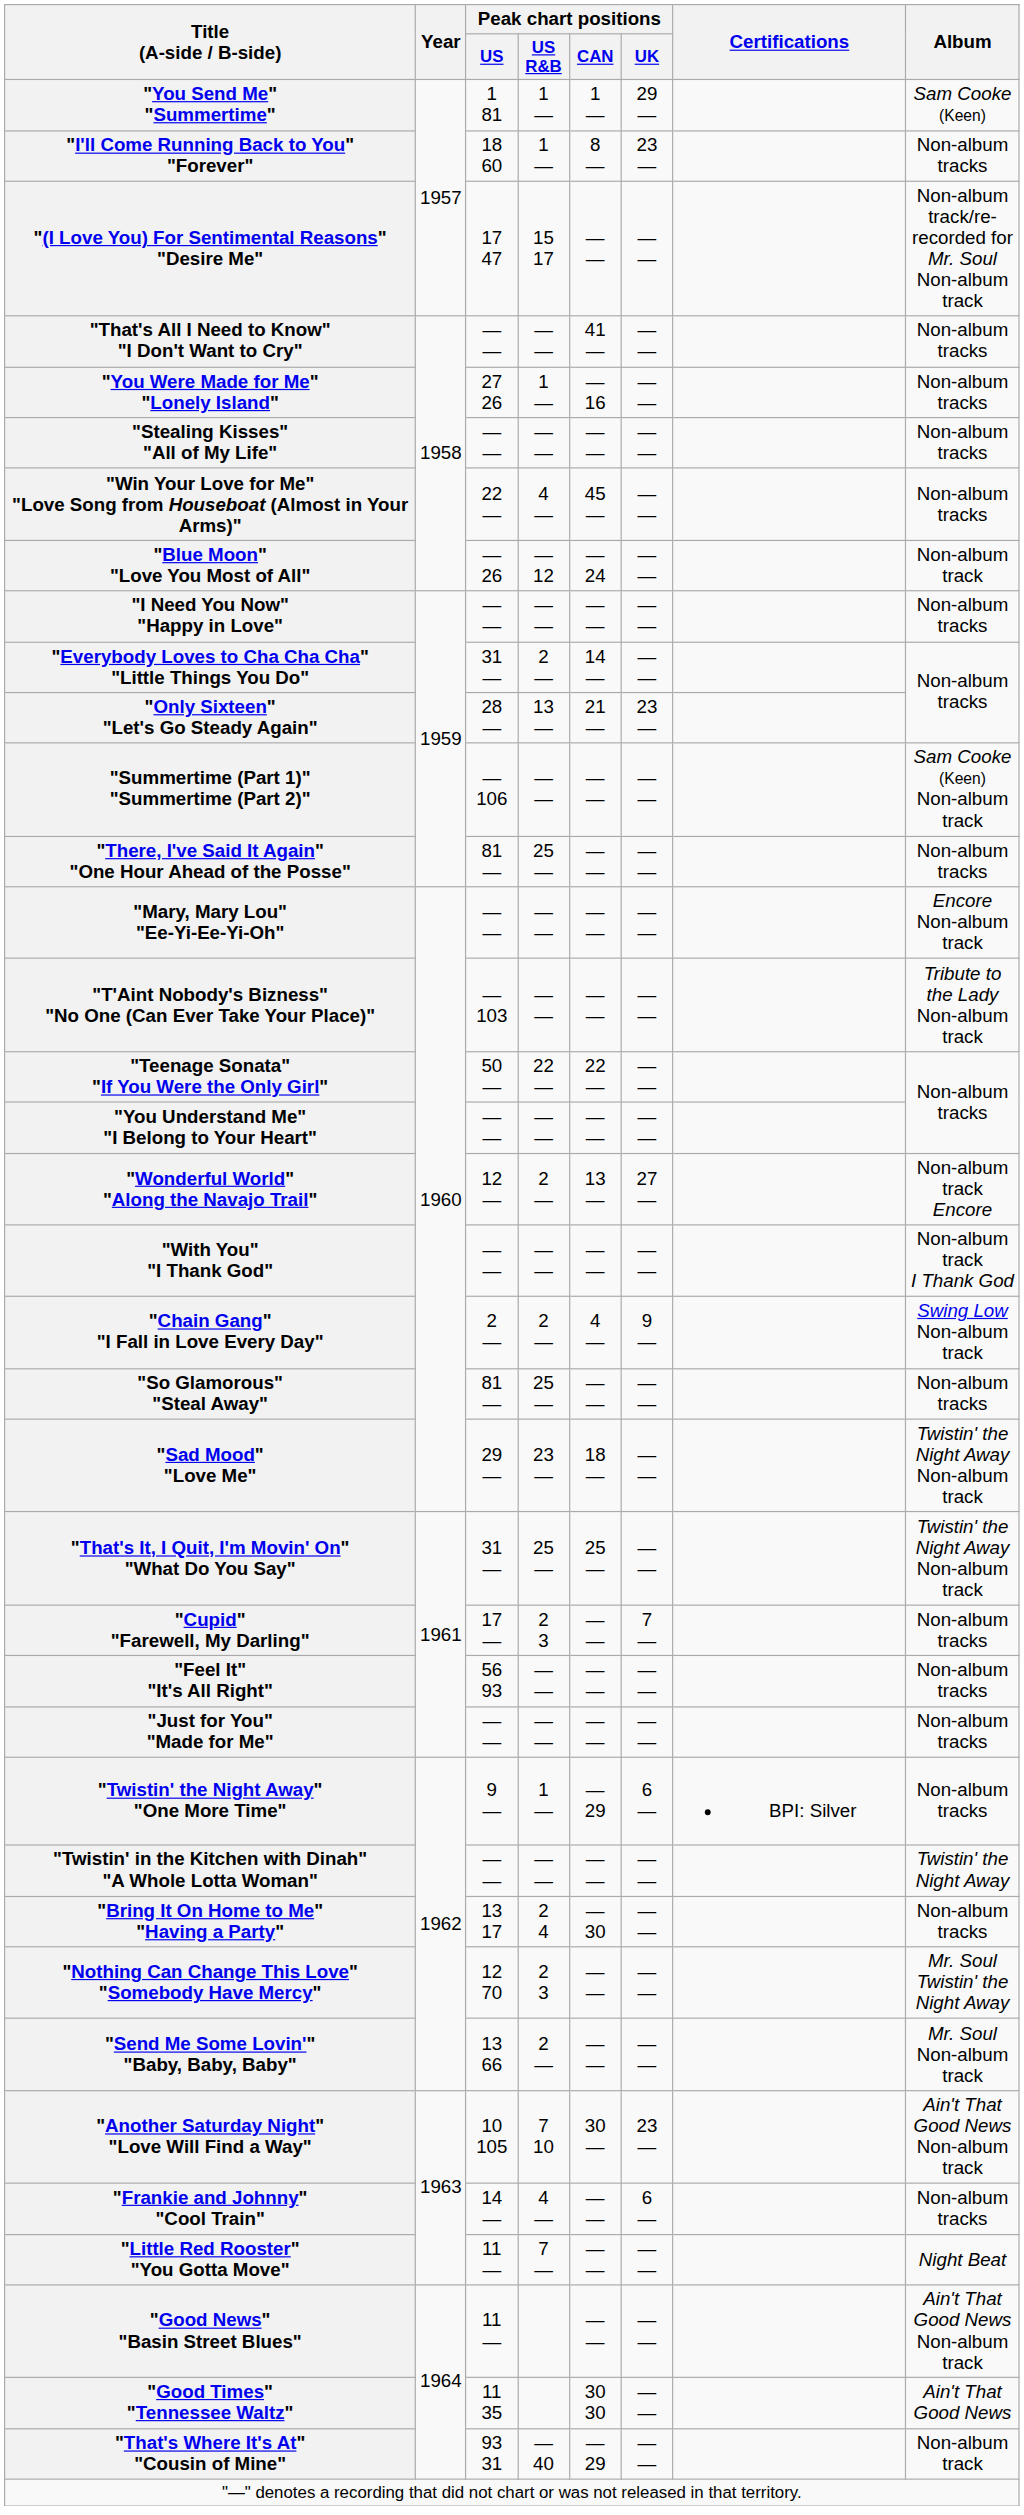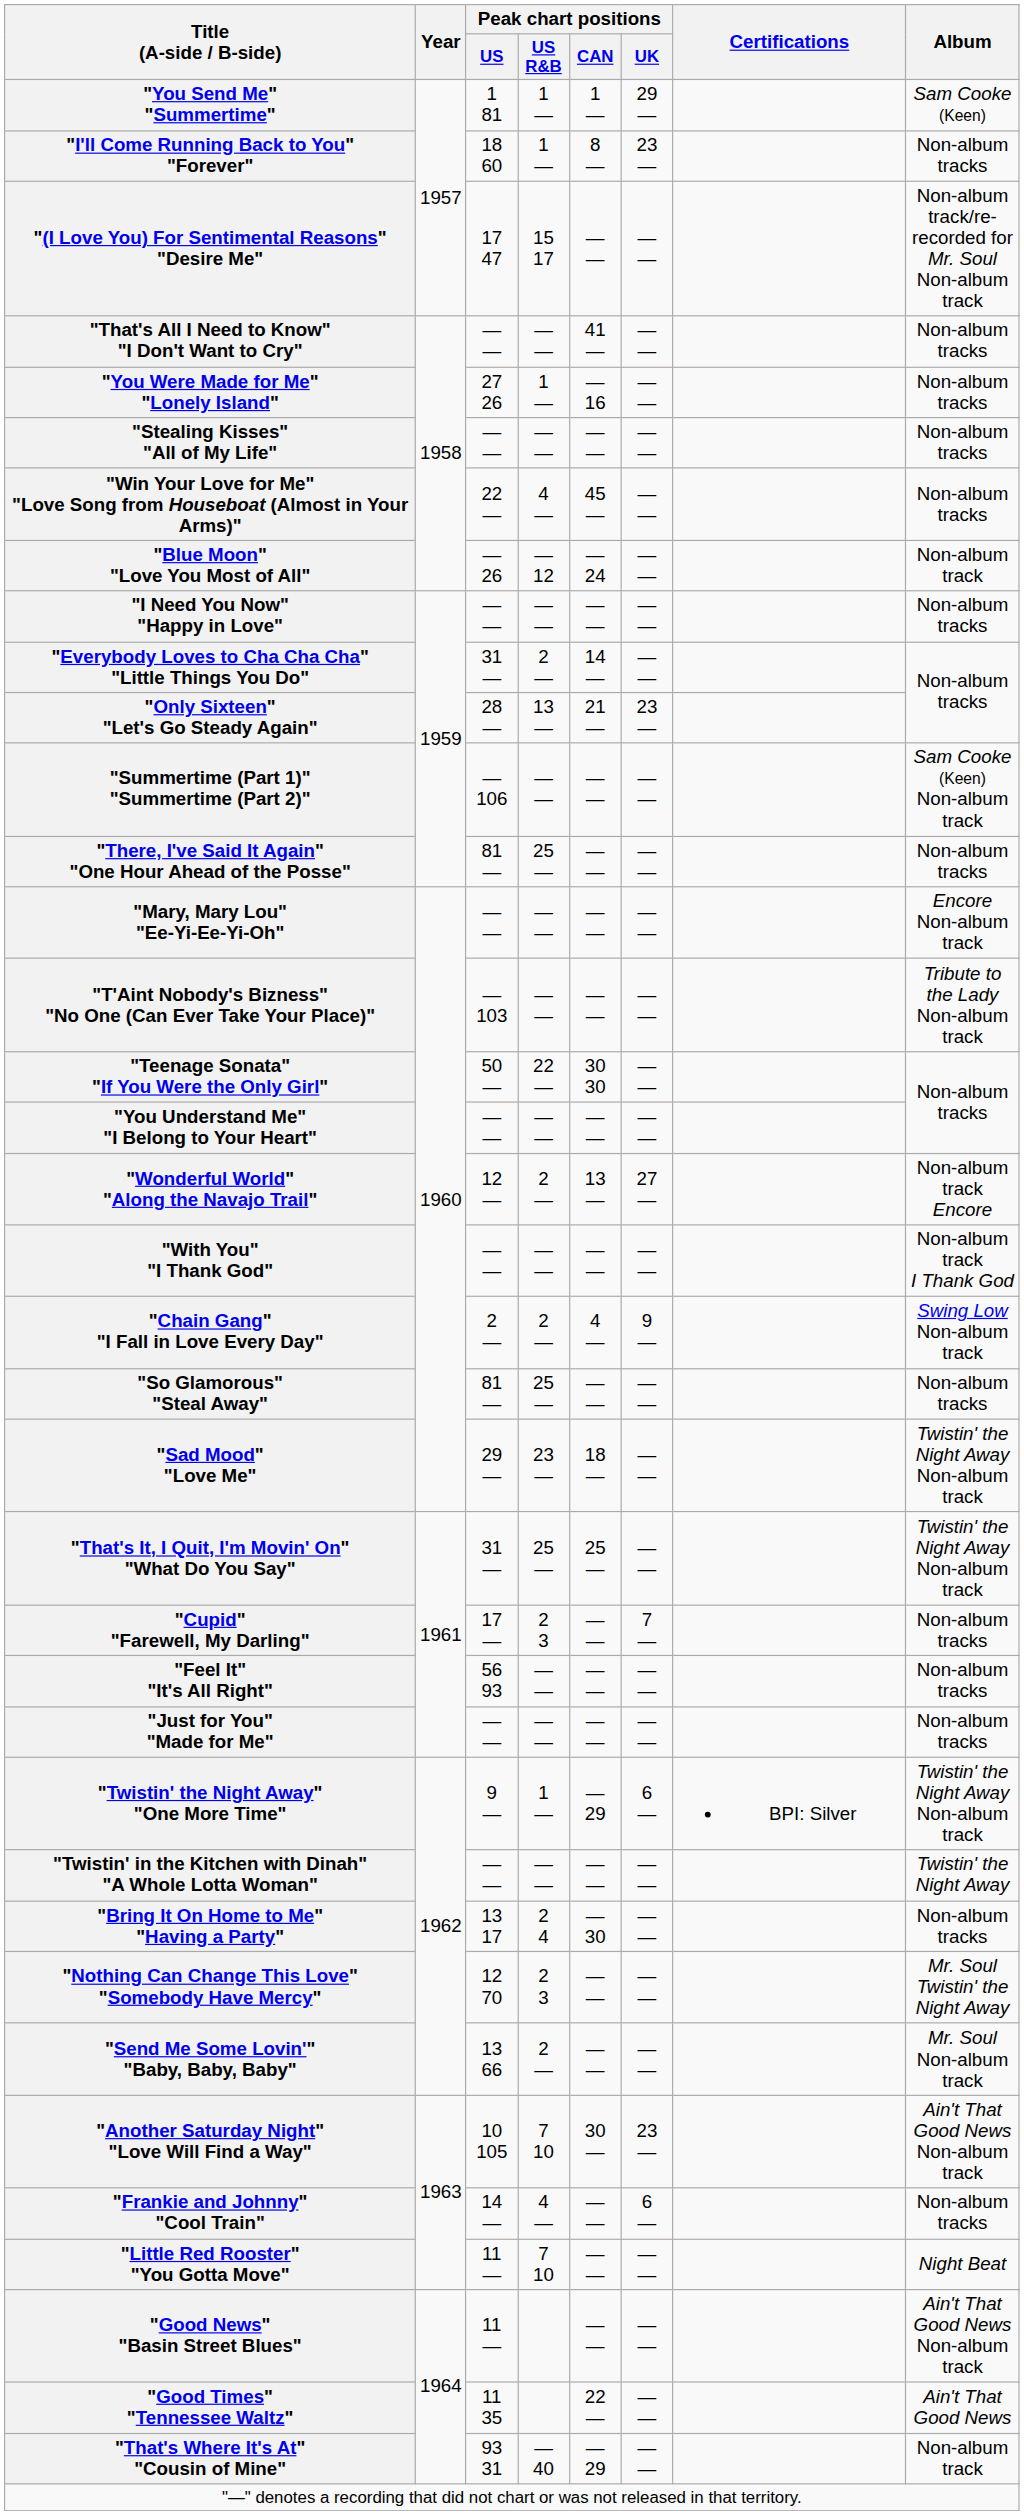(595, 1076) 22 — -> (595, 1076) 30 30
(962, 1801) Non-album tracks -> (962, 1803) Twistin' the Night Away Non-album track
(544, 2259) 7 — -> (544, 2263) 7 10
(595, 2402) 30 30 -> (595, 2407) 22 —
